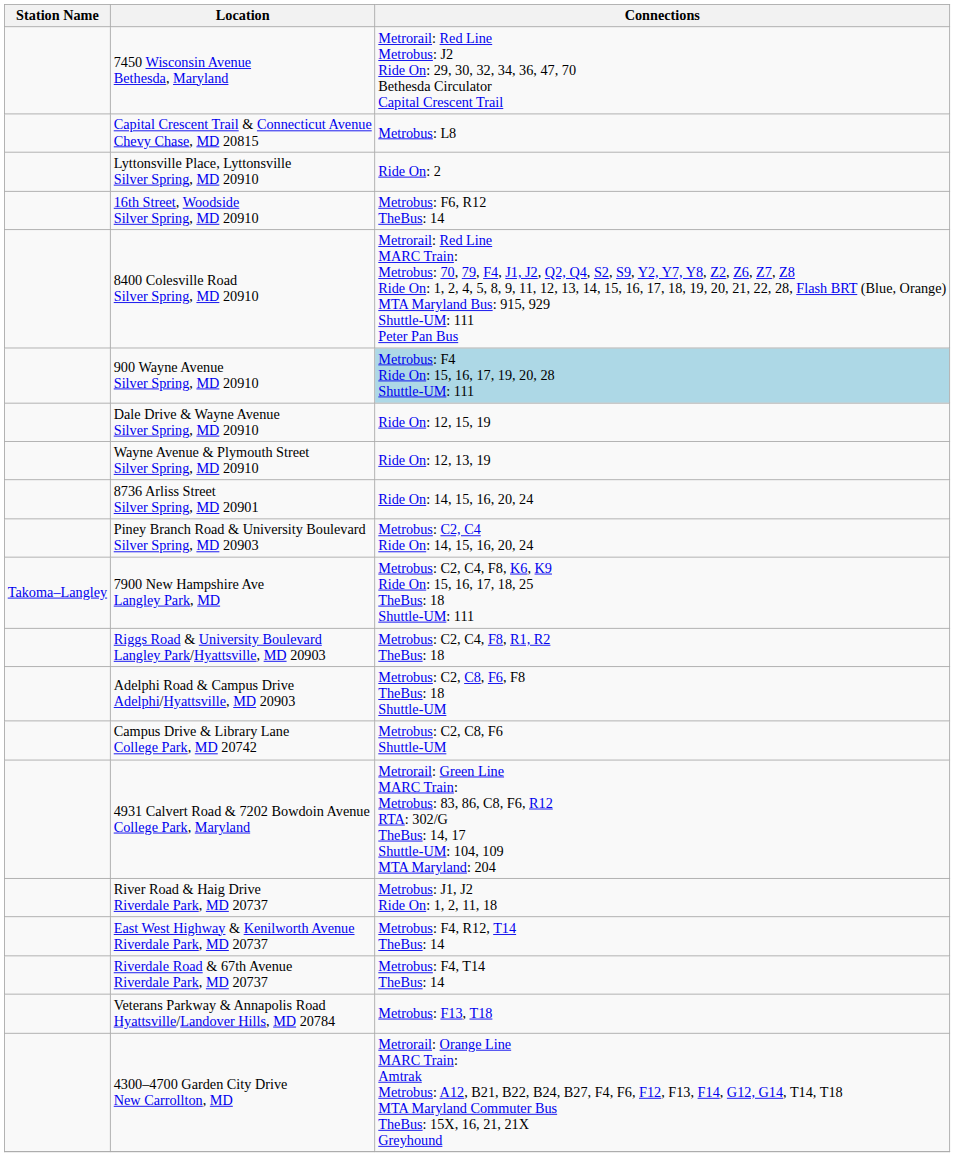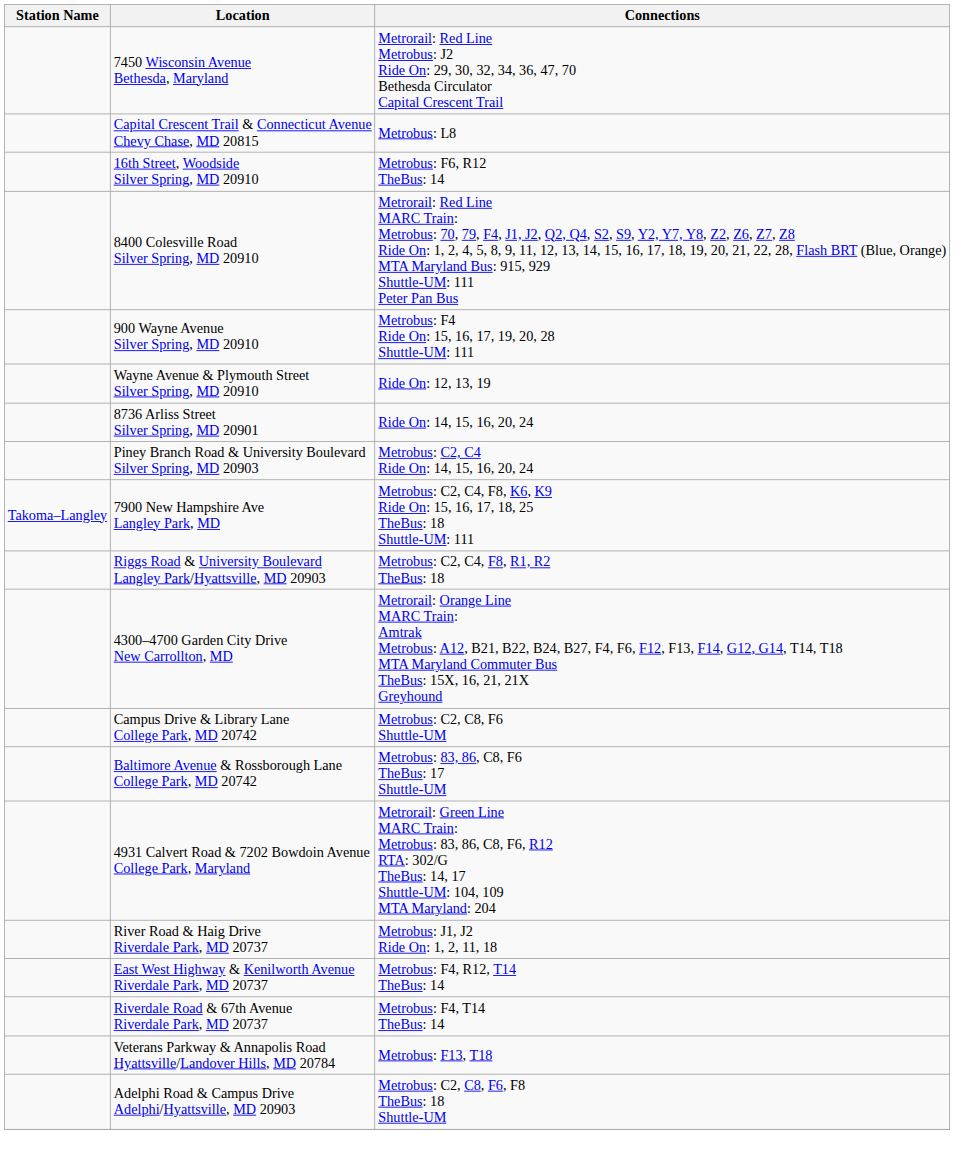- row: (203, 171)
(467, 375) lightblue background -> (467, 336) no background
- row: (197, 422)
rows swapped: (205, 693) <-> (201, 1092)
+ row: (228, 773)
